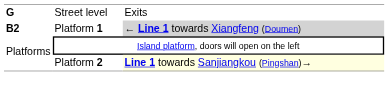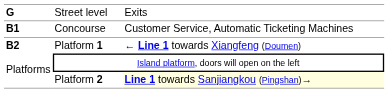+ row: (80, 29)
(213, 28) lightgrey background -> (213, 45) no background
